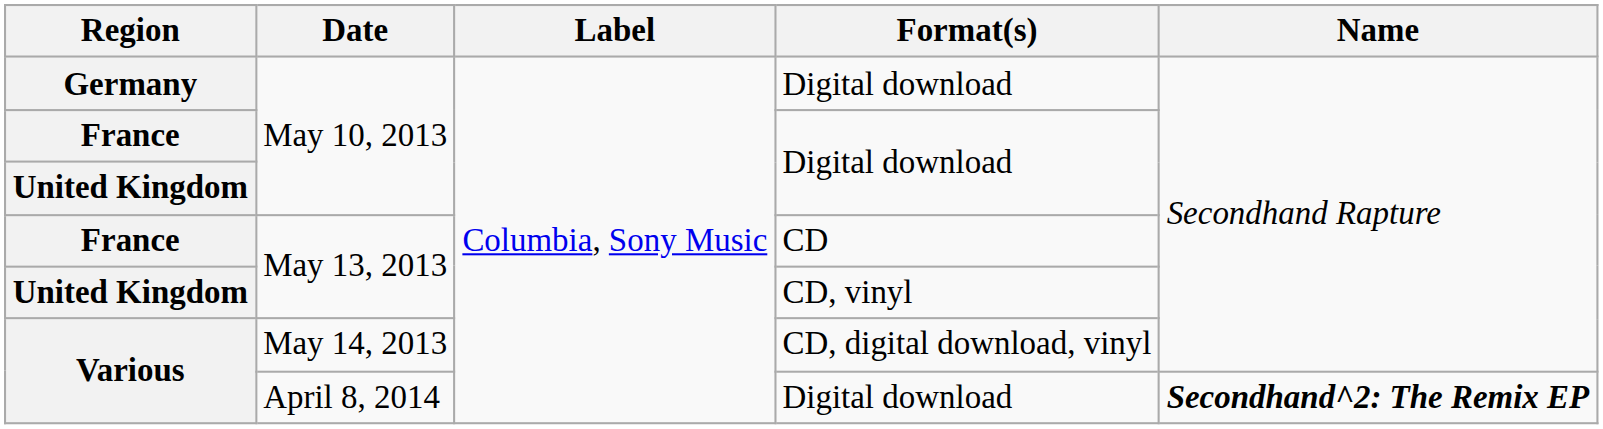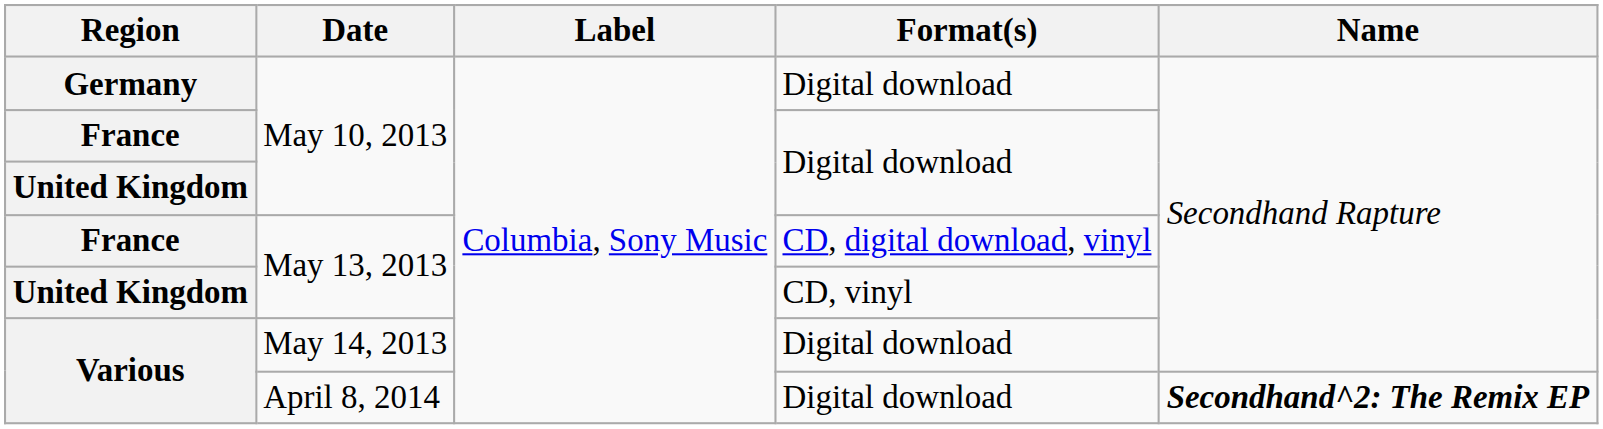(805, 239) CD -> (967, 239) CD, digital download, vinyl
(967, 344) CD, digital download, vinyl -> (897, 344) Digital download
